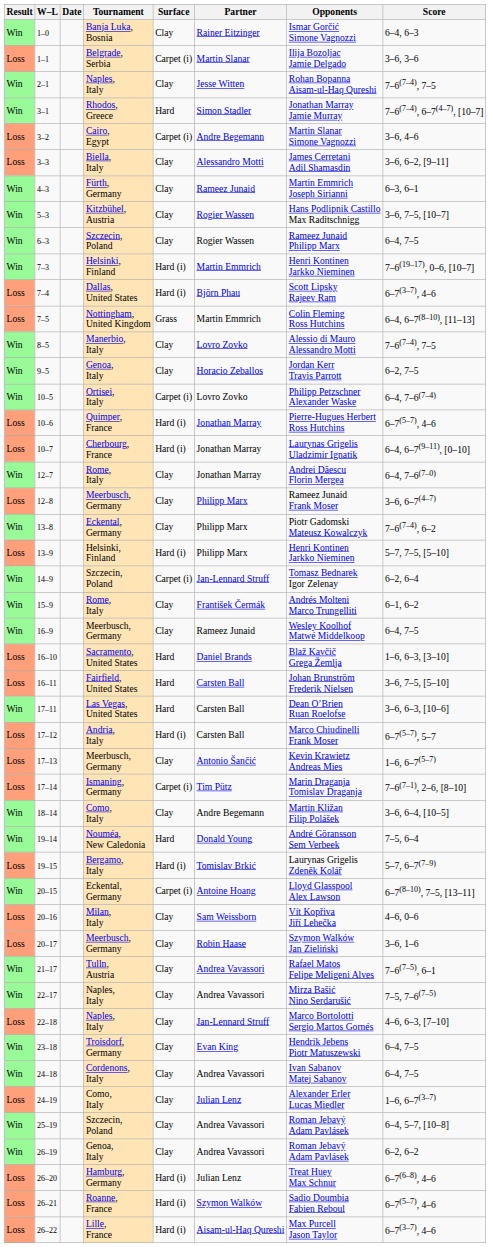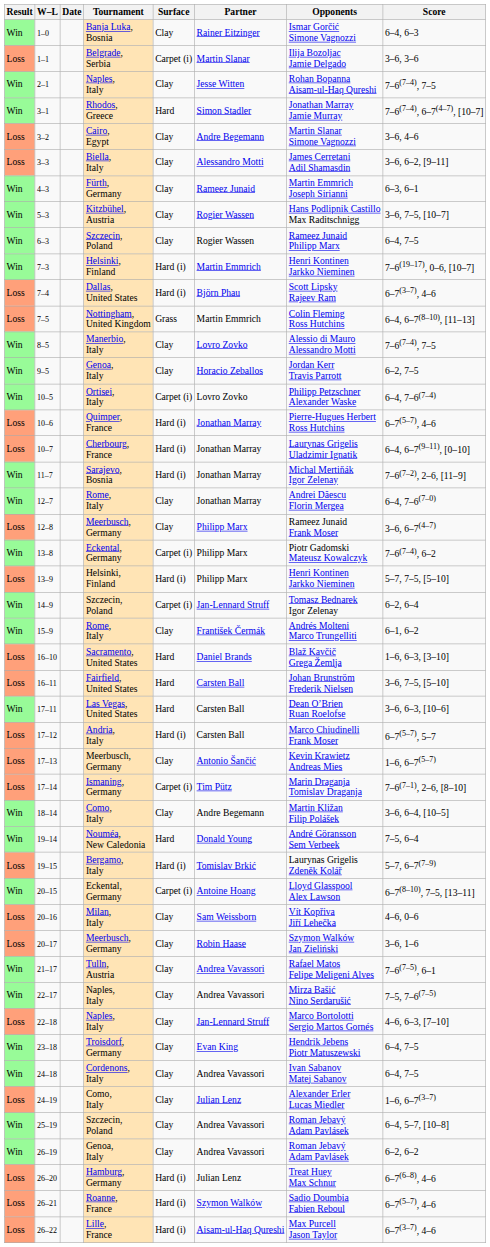(174, 136) Carpet (i) -> (164, 136) Clay
+ row: (45, 475)
(164, 527) Clay -> (174, 553) Carpet (i)
- row: (45, 631)
